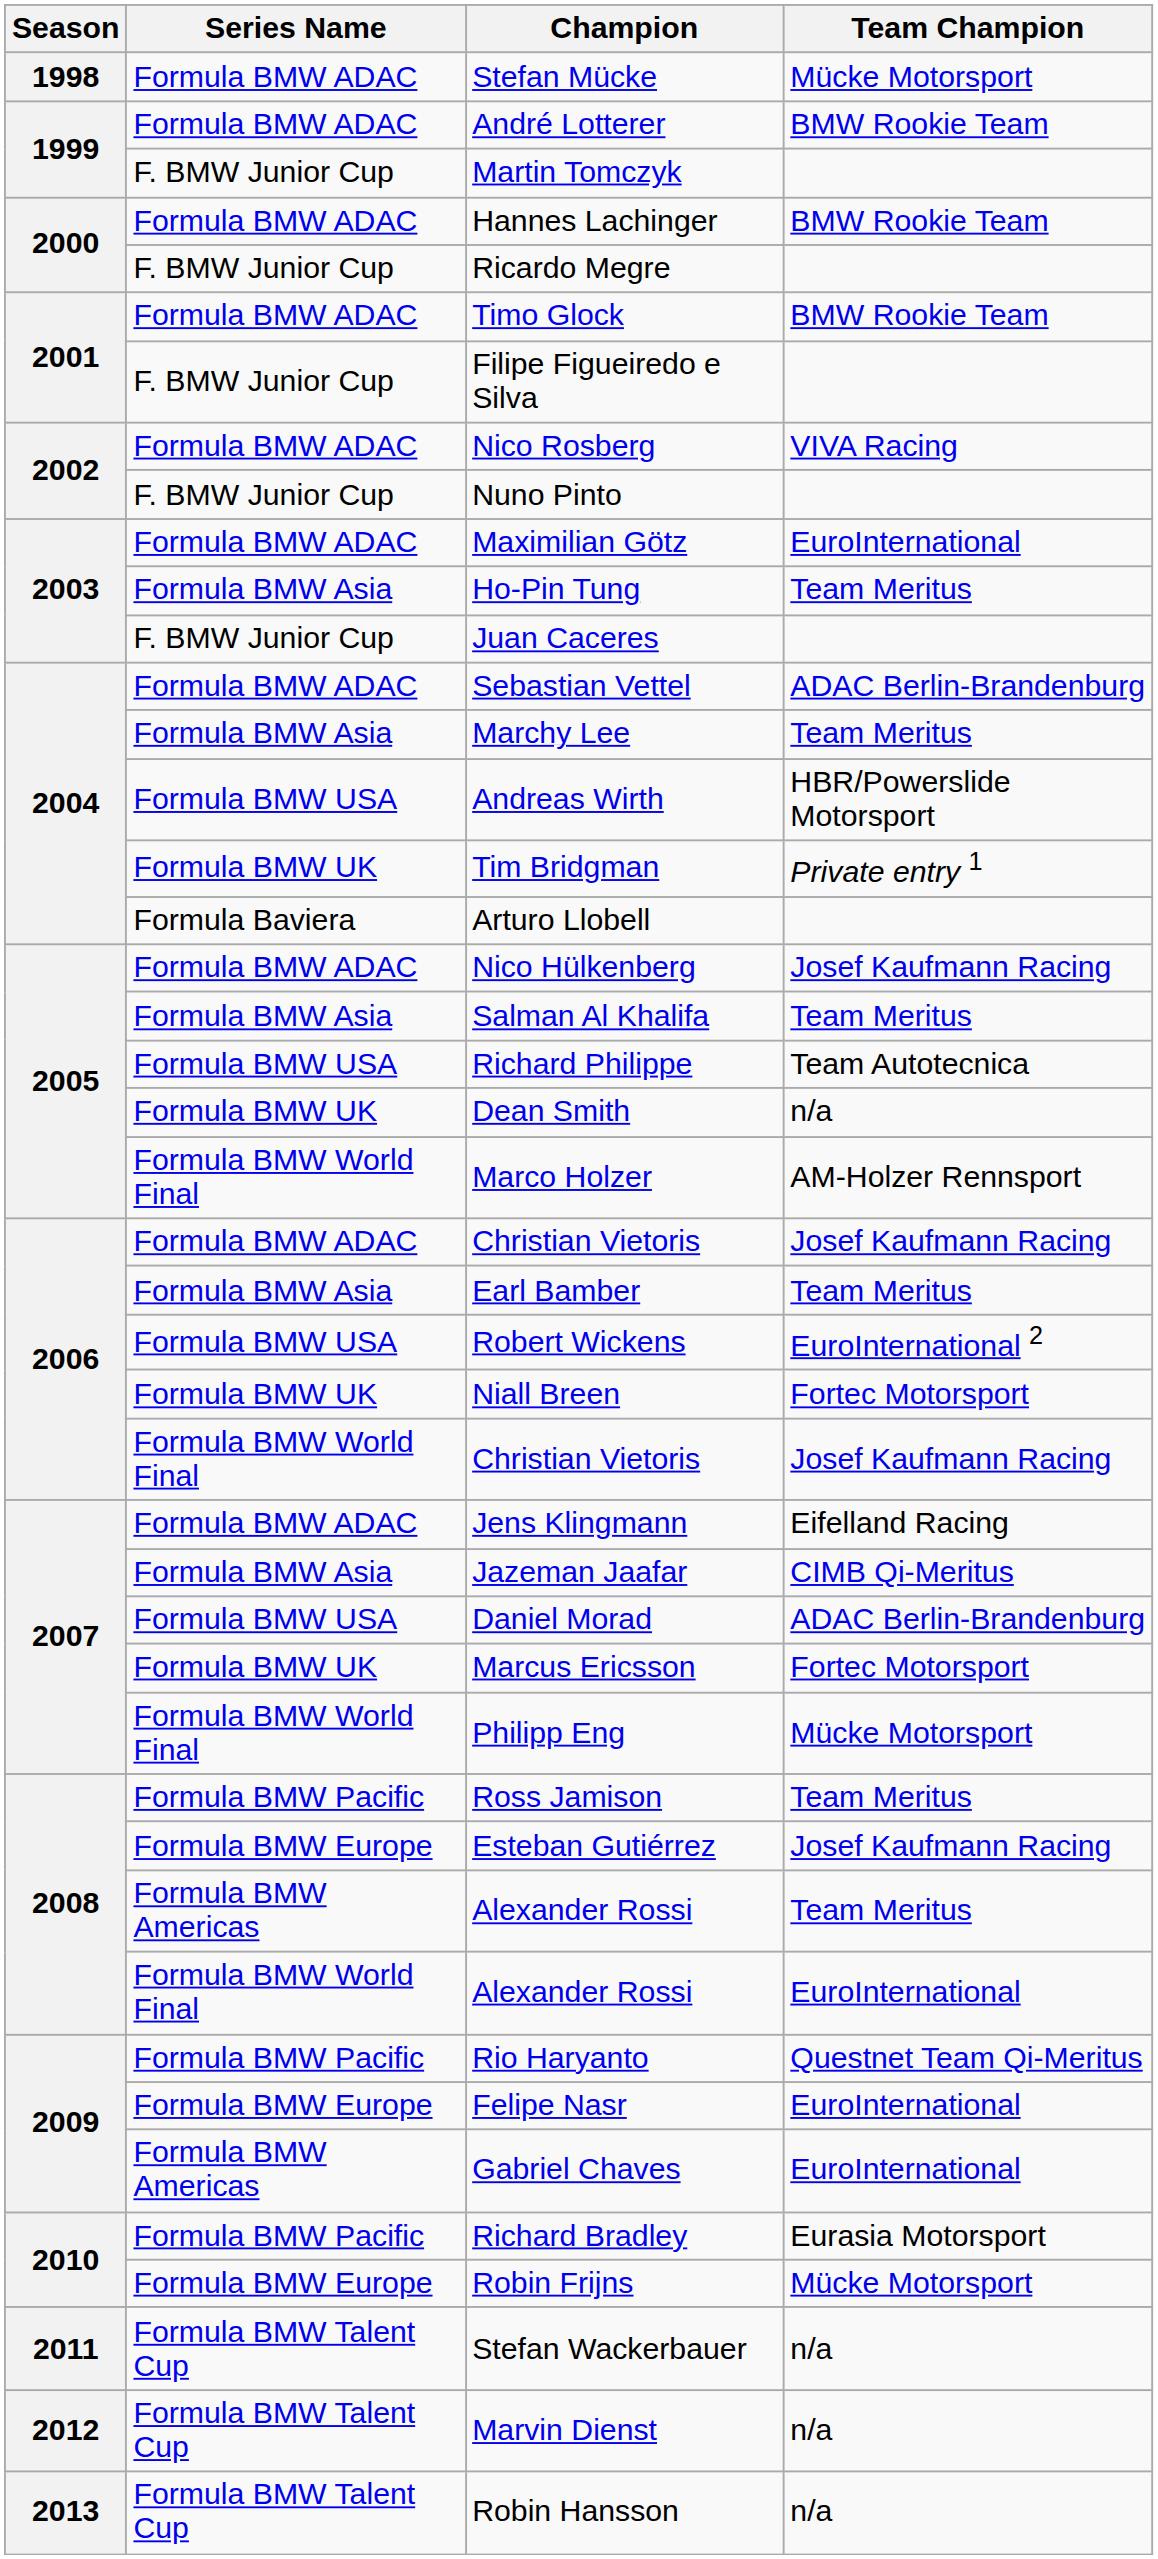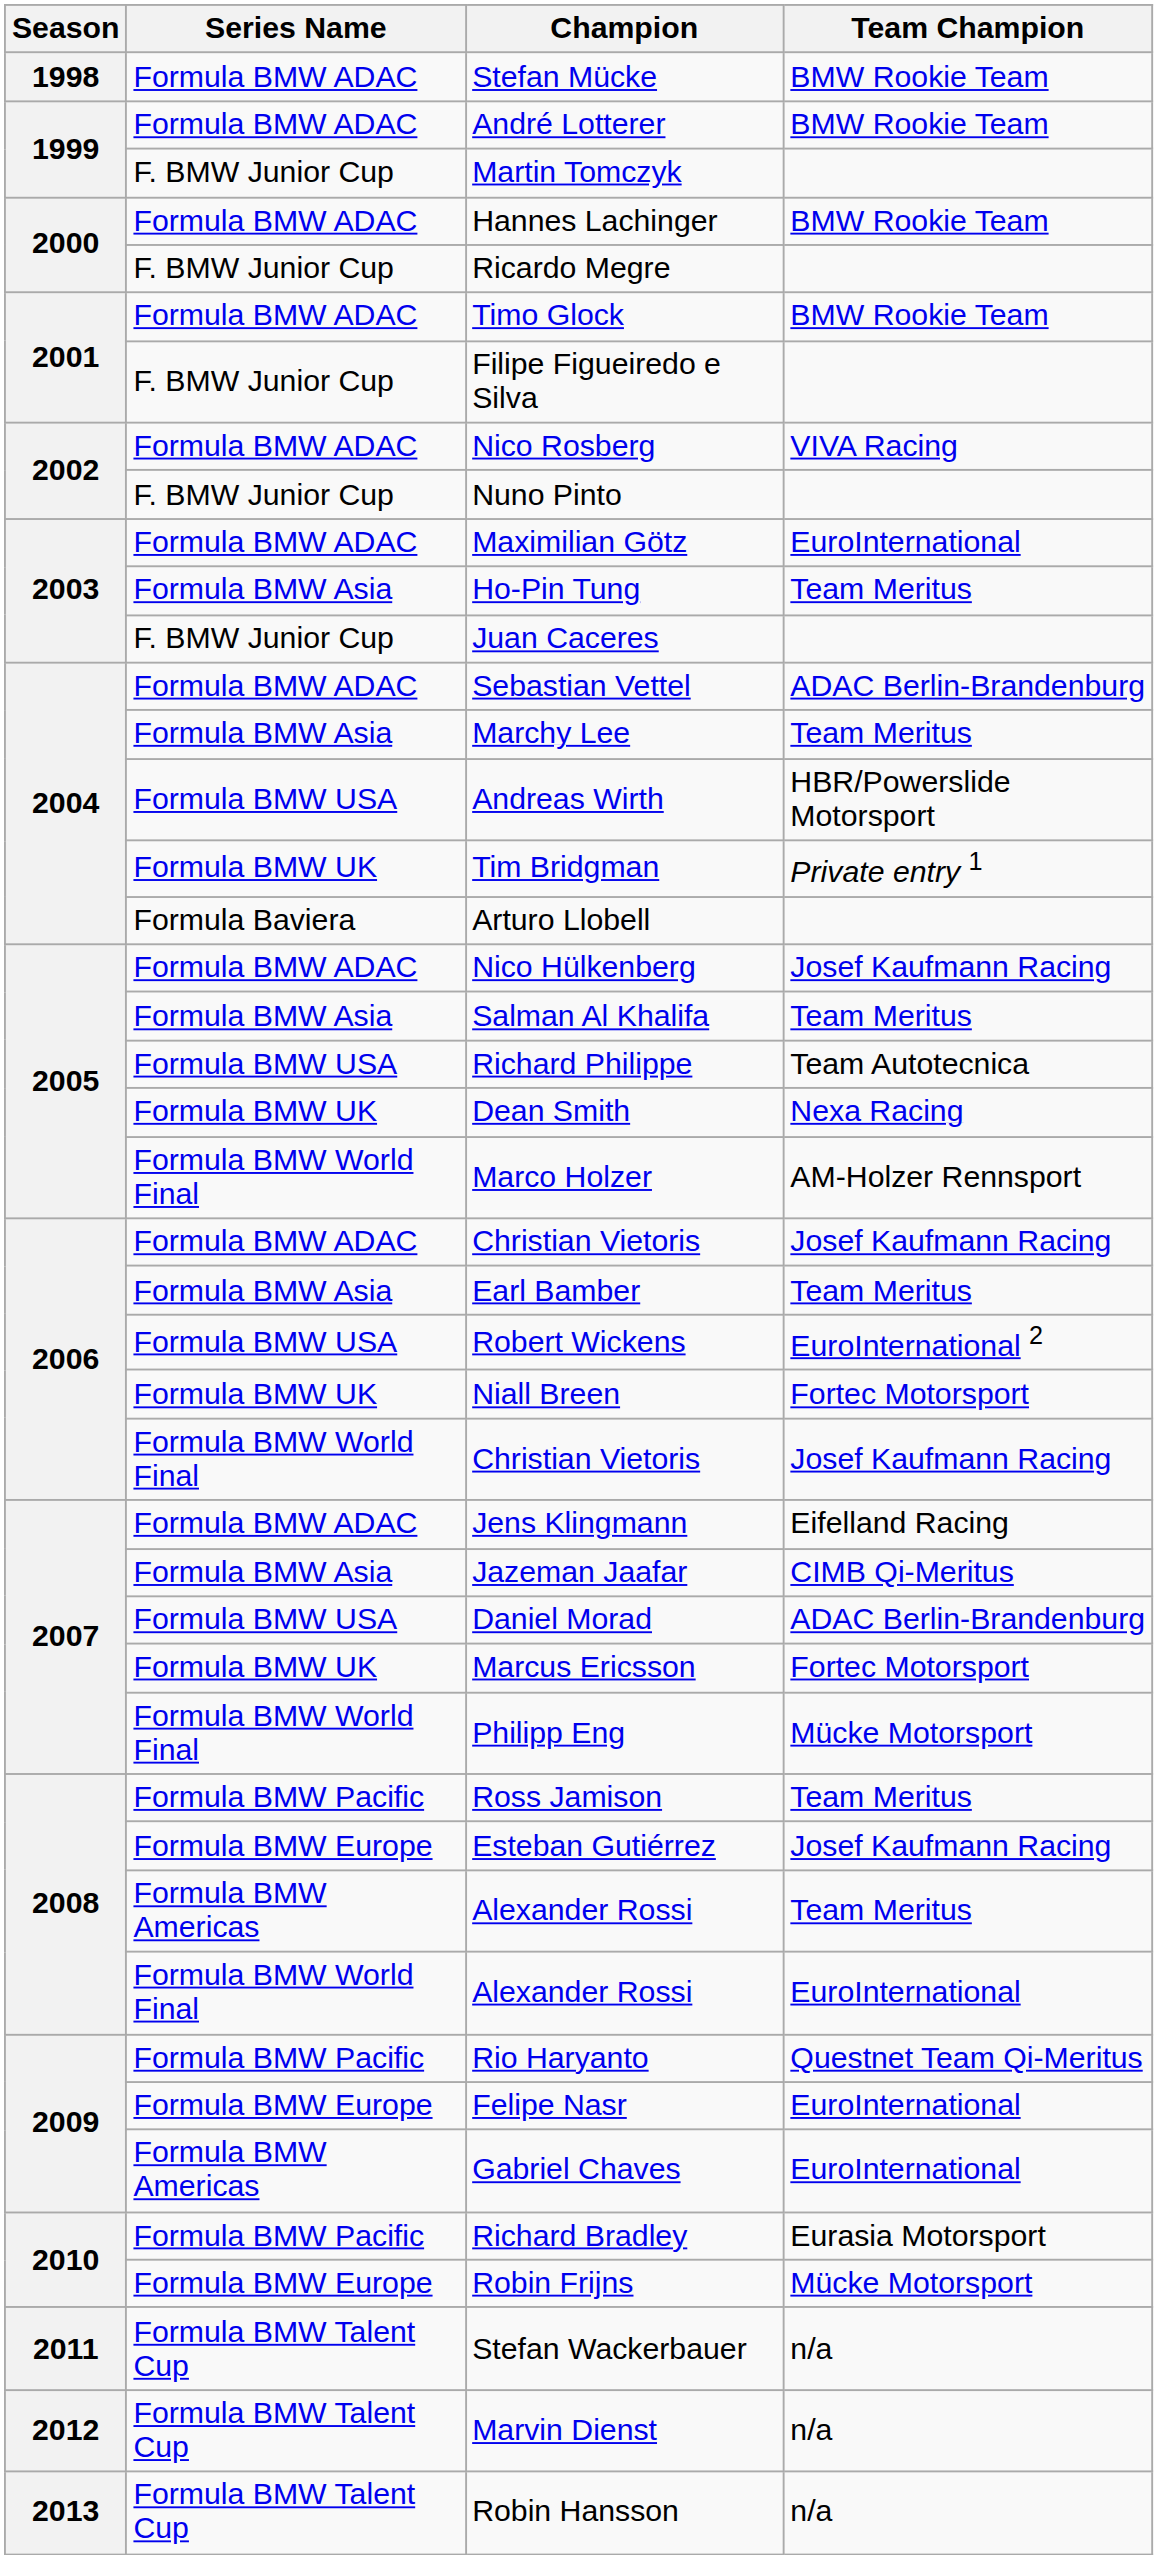(911, 76) Mücke Motorsport -> (919, 76) BMW Rookie Team
(811, 1111) n/a -> (877, 1111) Nexa Racing
